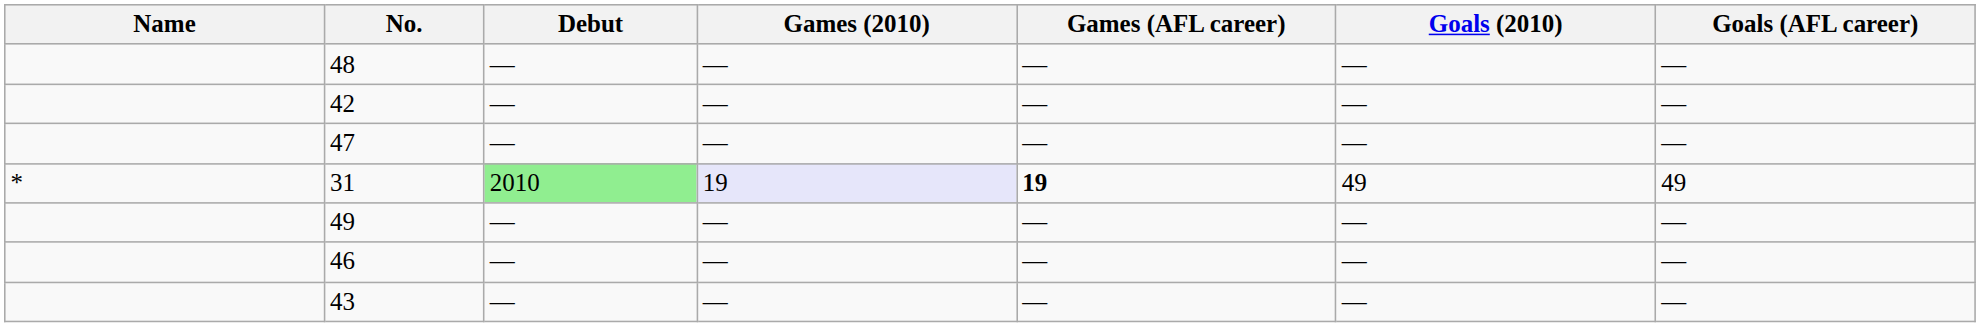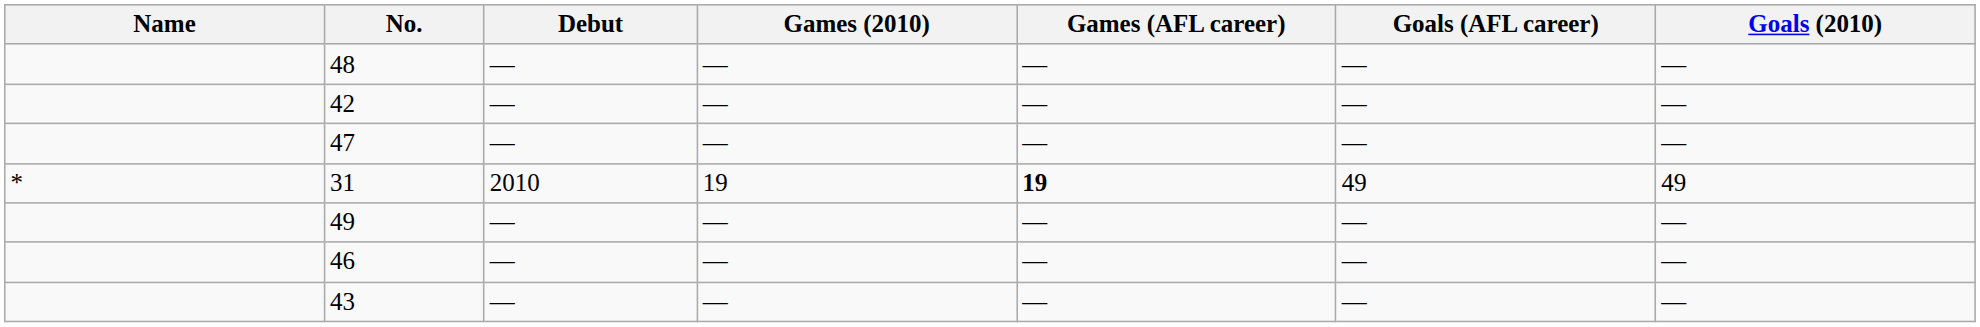columns swapped: (1496, 24) <-> (1815, 24)
(515, 182) lightgreen background -> (515, 182) no background
(715, 182) lavender background -> (715, 182) no background
